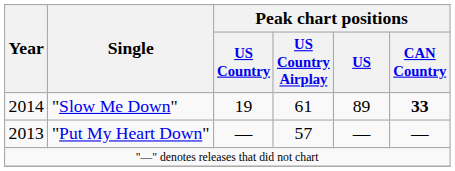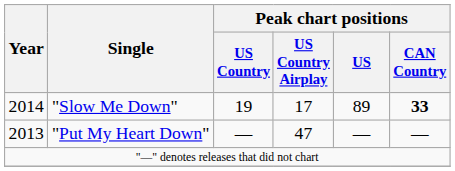(303, 106) 61 -> (303, 106) 17
(303, 134) 57 -> (303, 134) 47
